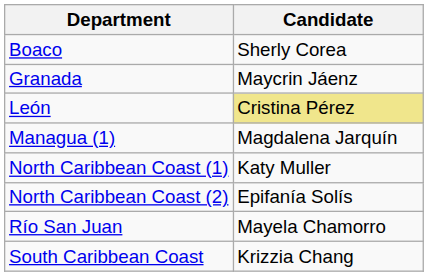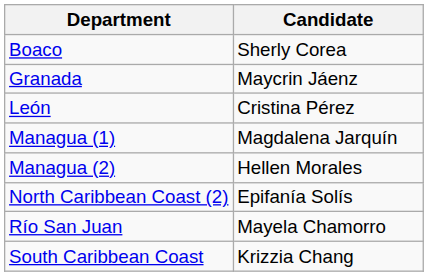(296, 109) khaki background -> (296, 109) no background
+ row: (62, 168)
- row: (119, 168)
